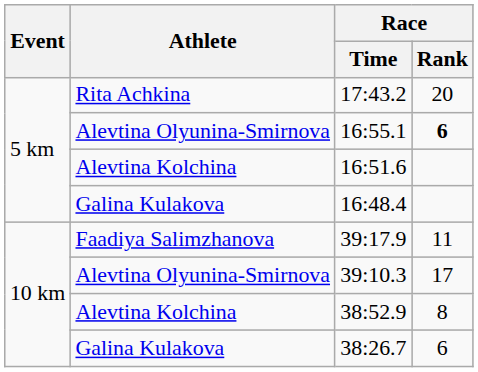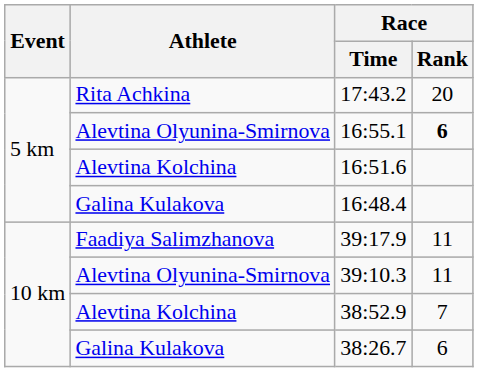(442, 275) 17 -> (442, 275) 11
(442, 311) 8 -> (442, 311) 7
